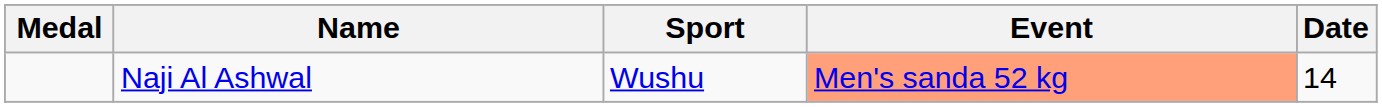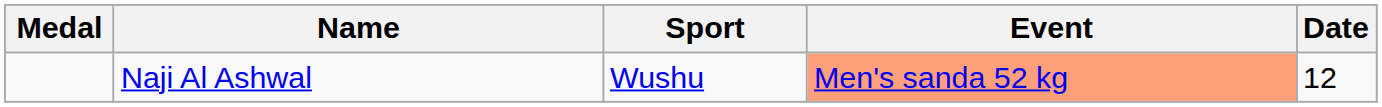(1320, 76) 14 -> (1320, 76) 12
